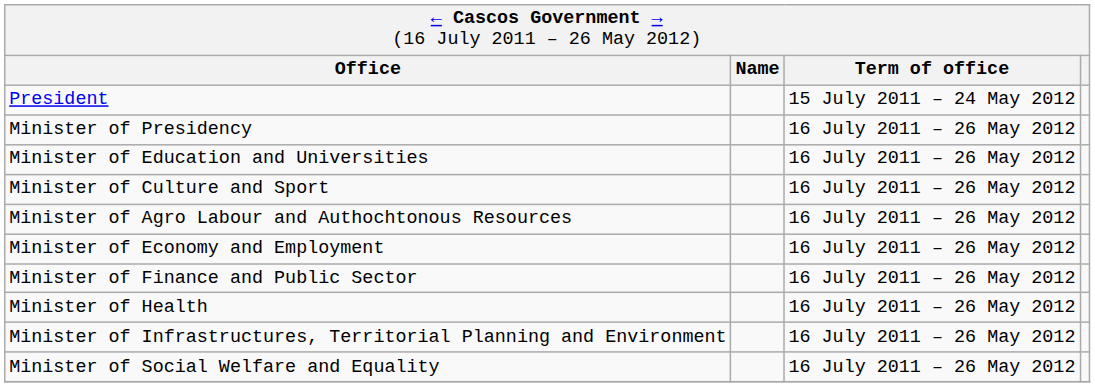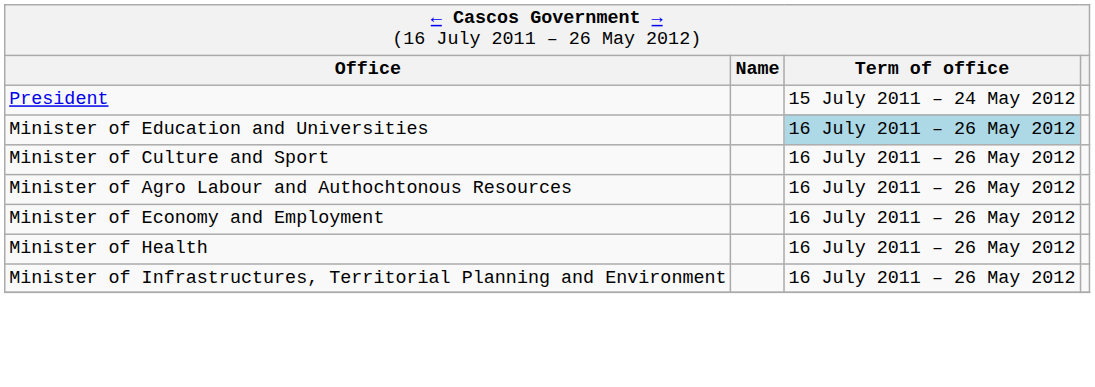- row: (131, 130)
(932, 160) no background -> (932, 130) lightblue background
- row: (213, 278)
- row: (224, 368)
